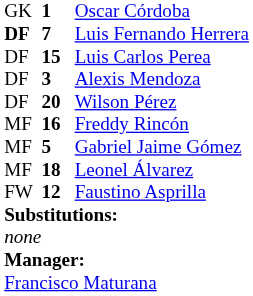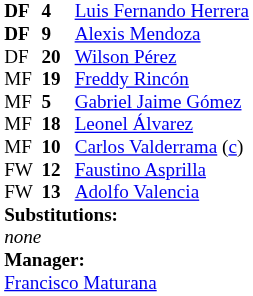- row: (132, 11)
(46, 33) 7 -> (46, 11) 4
- row: (143, 56)
(16, 78) normal -> (17, 33) bold
(46, 78) 3 -> (46, 33) 9
(51, 124) 16 -> (51, 78) 19
+ row: (159, 146)
+ row: (137, 192)
